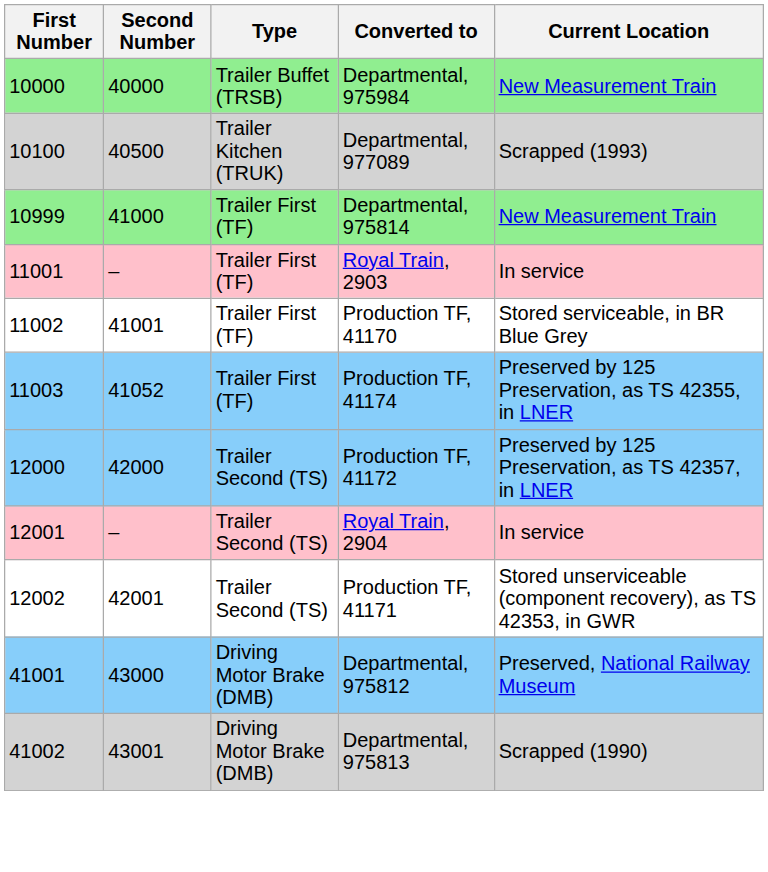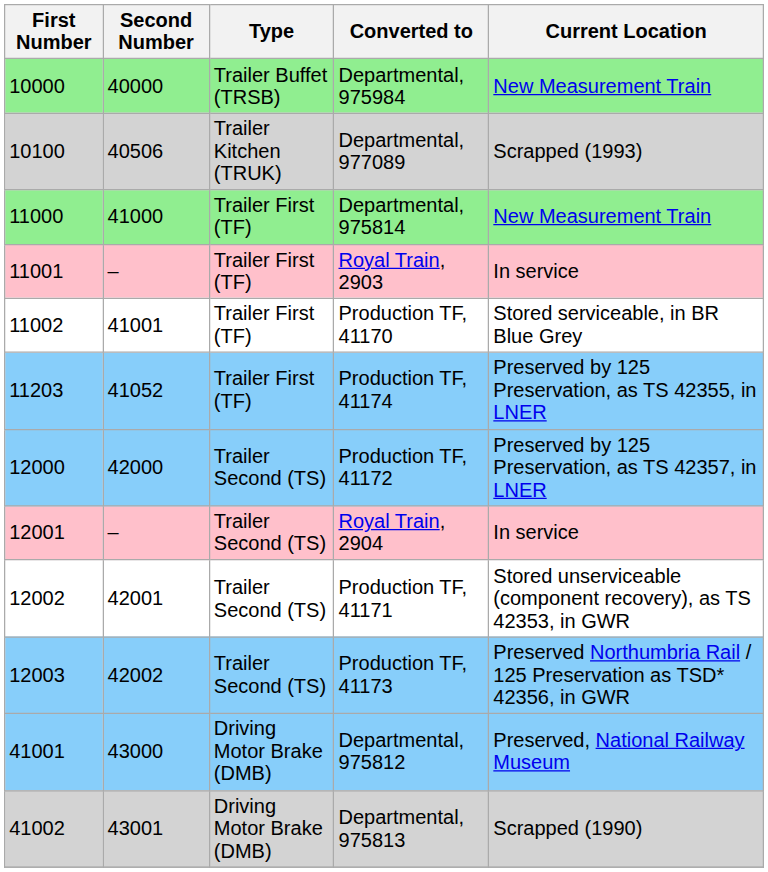(136, 151) 40500 -> (135, 151) 40506
(37, 216) 10999 -> (36, 216) 11000
(36, 390) 11003 -> (36, 390) 11203
+ row: (403, 675)
